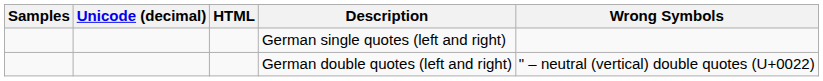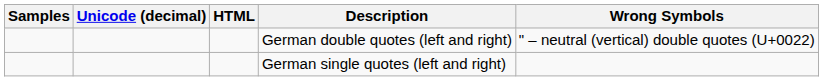rows swapped: (384, 40) <-> (387, 64)
